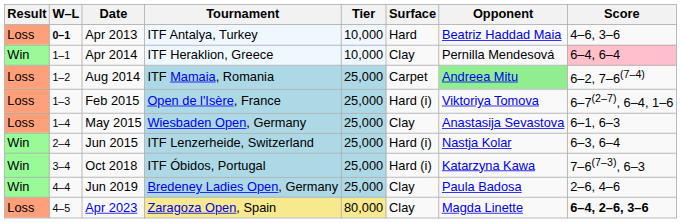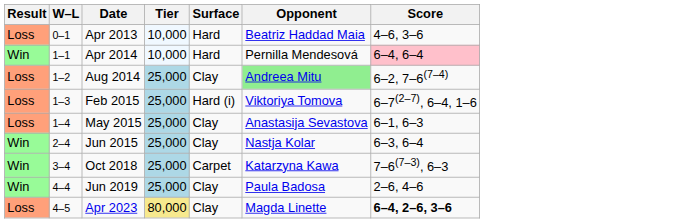- column: (243, 14)
(61, 34) bold -> (61, 35) normal
(402, 55) Clay -> (206, 55) Hard
(408, 77) Carpet -> (205, 77) Clay
(410, 143) Hard (i) -> (205, 143) Clay
(410, 165) Hard (i) -> (212, 165) Carpet
